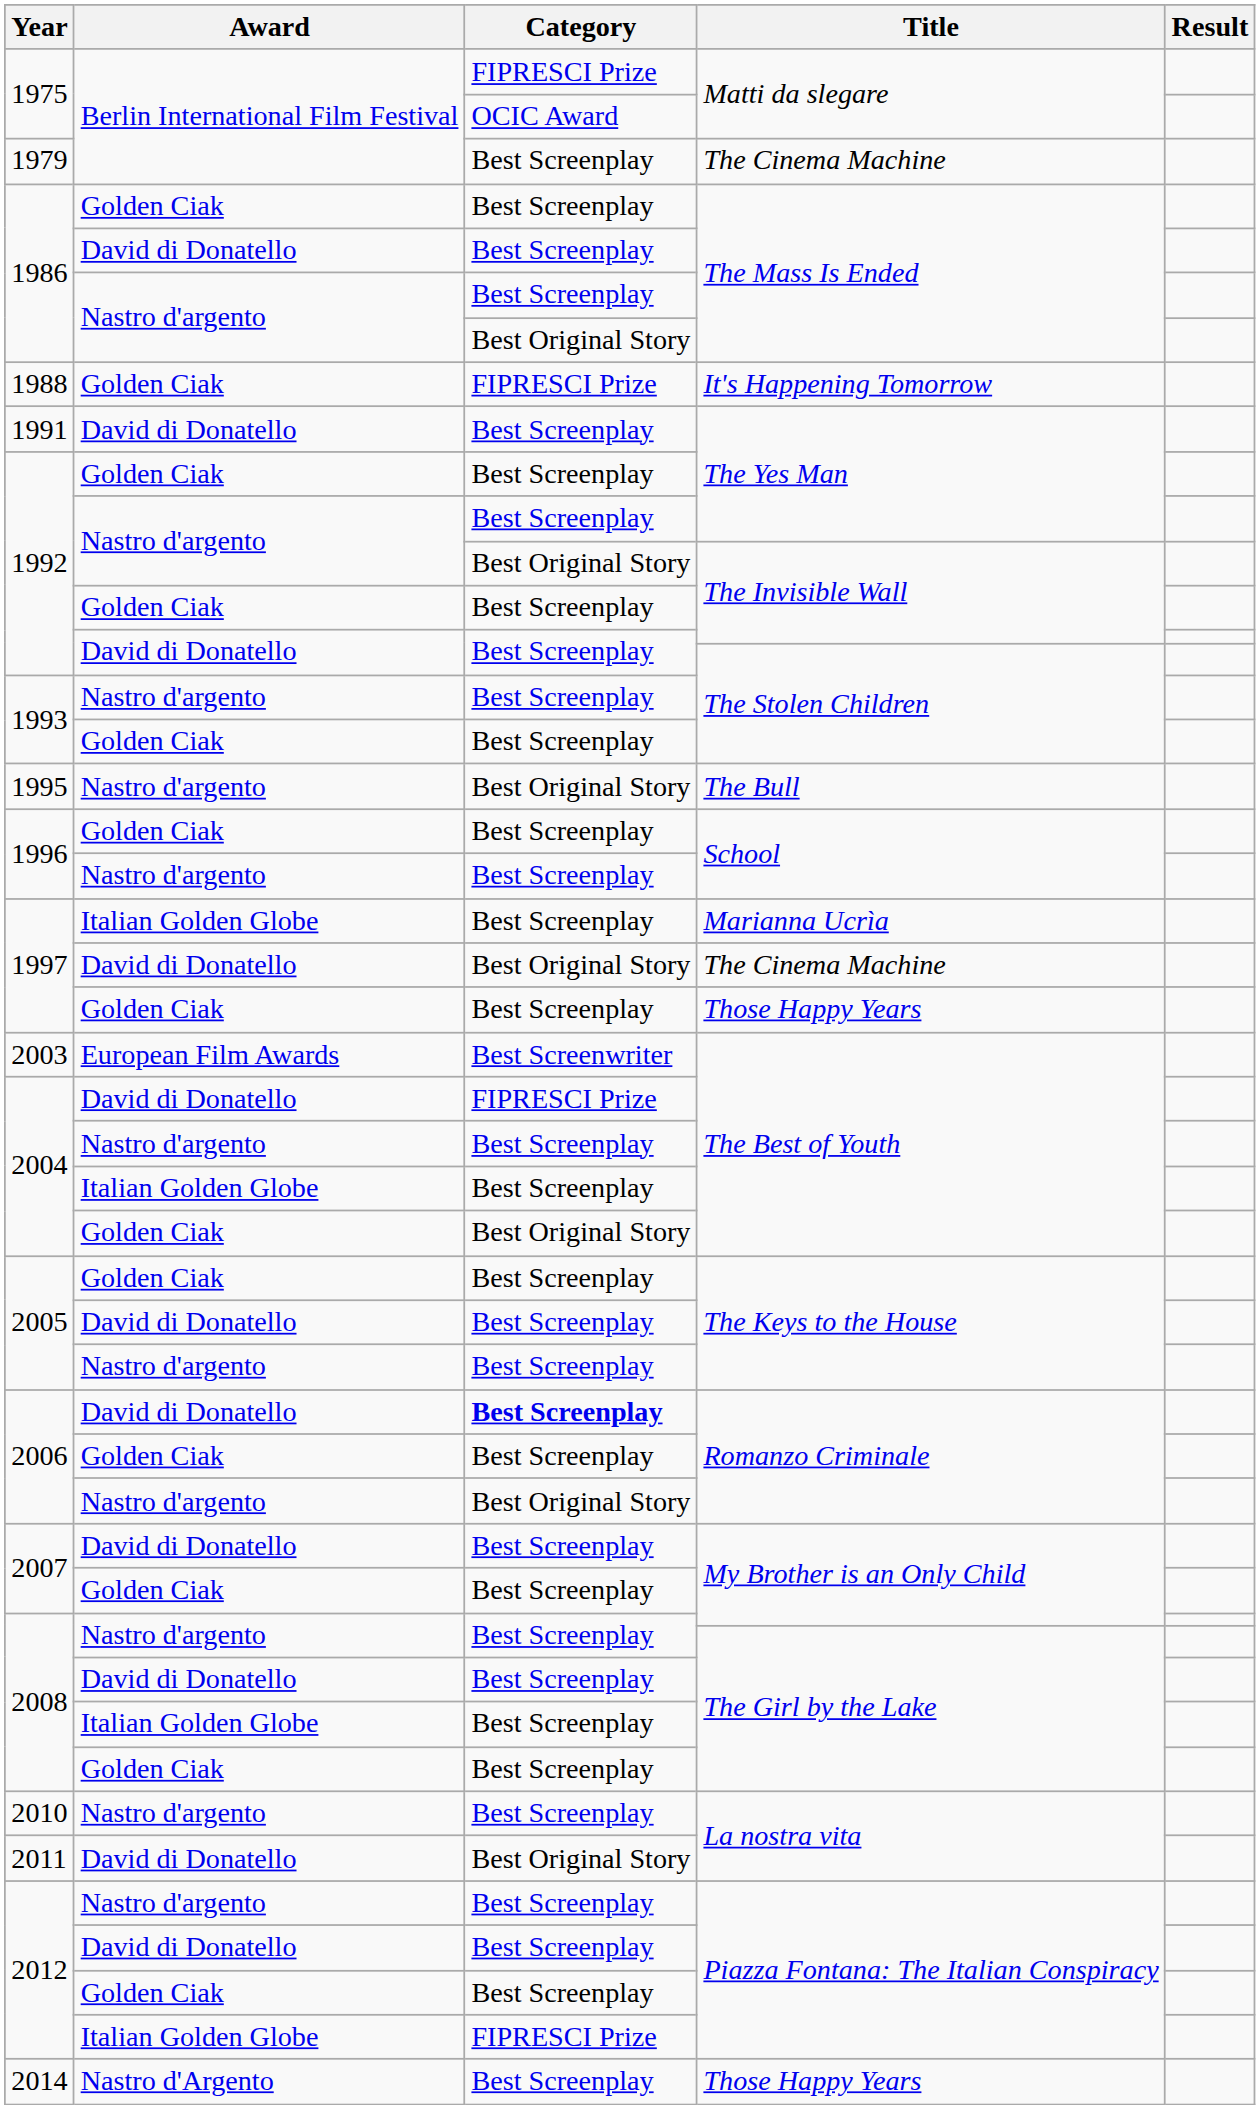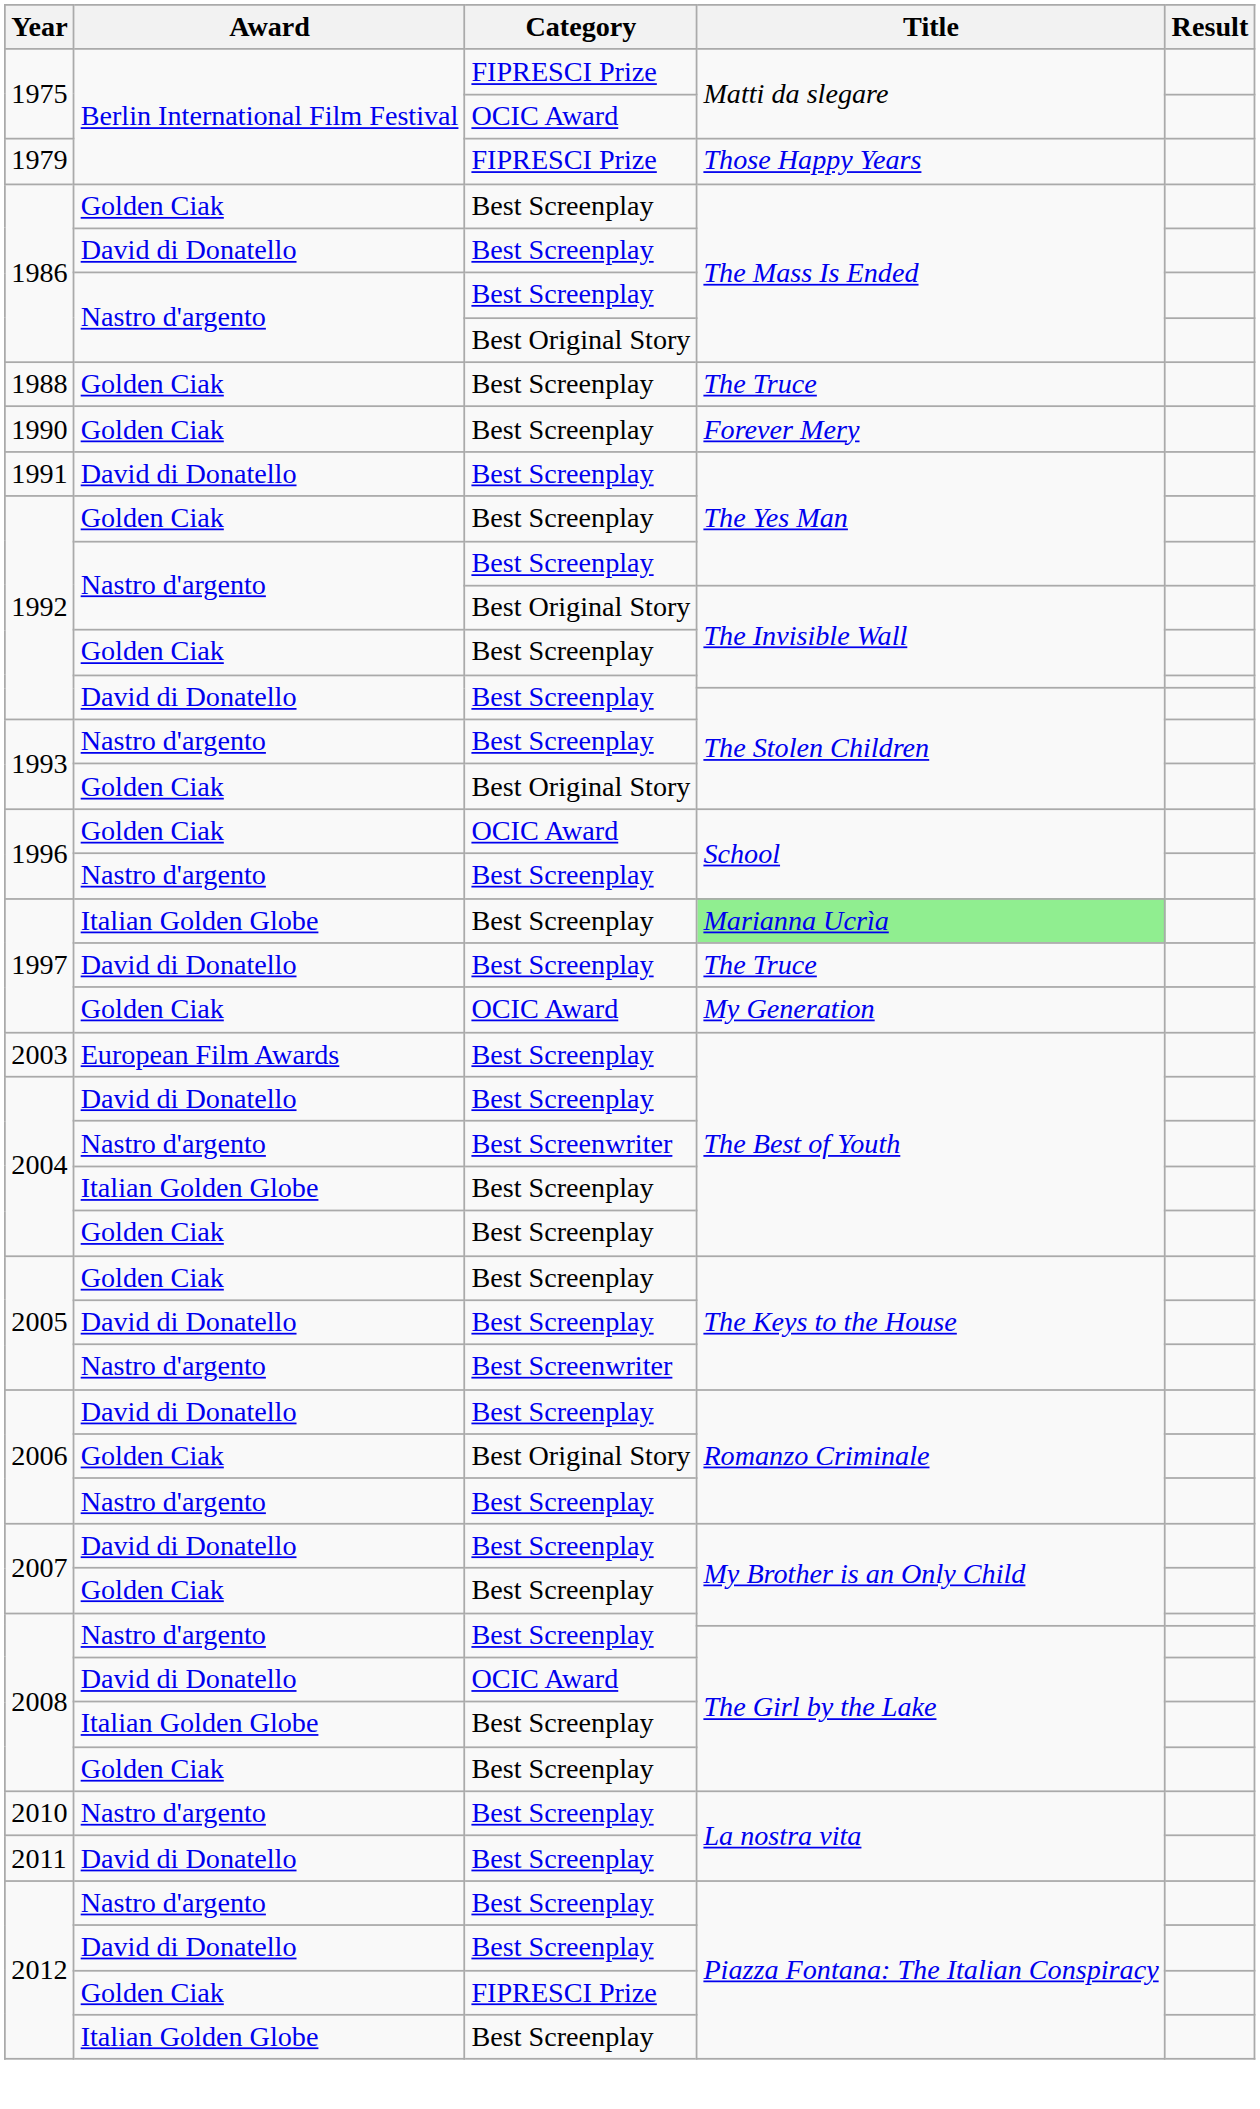(563, 160) Best Screenplay -> (564, 160) FIPRESCI Prize
(825, 160) The Cinema Machine -> (812, 160) Those Happy Years
(564, 384) FIPRESCI Prize -> (563, 384) Best Screenplay
(848, 384) It's Happening Tomorrow -> (760, 384) The Truce
+ row: (40, 428)
(563, 741) Best Screenplay -> (581, 786) Best Original Story
- row: (40, 786)
(563, 830) Best Screenplay -> (545, 830) OCIC Award
(796, 920) no background -> (796, 920) lightgreen background
(581, 964) Best Original Story -> (563, 964) Best Screenplay
(825, 964) The Cinema Machine -> (760, 964) The Truce
(563, 1009) Best Screenplay -> (545, 1009) OCIC Award
(812, 1009) Those Happy Years -> (789, 1009) My Generation
(572, 1054) Best Screenwriter -> (563, 1054) Best Screenplay
(564, 1098) FIPRESCI Prize -> (563, 1098) Best Screenplay
(563, 1143) Best Screenplay -> (572, 1143) Best Screenwriter
(581, 1232) Best Original Story -> (563, 1232) Best Screenplay
(563, 1366) Best Screenplay -> (572, 1366) Best Screenwriter
(567, 1411) bold -> (563, 1411) normal
(563, 1455) Best Screenplay -> (581, 1455) Best Original Story
(581, 1500) Best Original Story -> (563, 1500) Best Screenplay
(563, 1679) Best Screenplay -> (545, 1679) OCIC Award
(581, 1857) Best Original Story -> (563, 1857) Best Screenplay
(563, 1991) Best Screenplay -> (564, 1991) FIPRESCI Prize
(564, 2036) FIPRESCI Prize -> (563, 2036) Best Screenplay
- row: (40, 2081)
